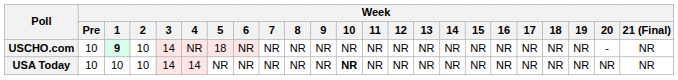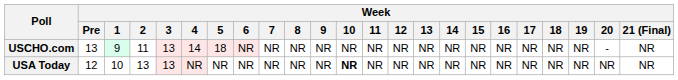(91, 48) 10 -> (91, 48) 13
(117, 48) bold -> (117, 48) normal
(143, 48) 10 -> (143, 48) 11
(169, 48) 14 -> (169, 48) 13
(194, 48) NR -> (194, 48) 14
(91, 65) 10 -> (91, 65) 12
(143, 65) 10 -> (143, 65) 13
(169, 65) 14 -> (169, 65) 13
(194, 65) 14 -> (194, 65) NR
